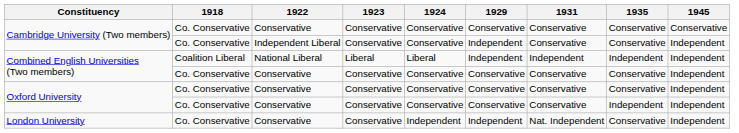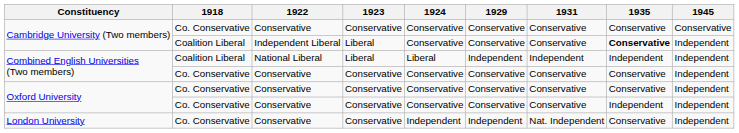(212, 43) Co. Conservative -> (210, 43) Coalition Liberal
(373, 43) Conservative -> (360, 43) Liberal
(495, 43) Independent -> (496, 43) Conservative
(637, 43) normal -> (639, 43) bold
